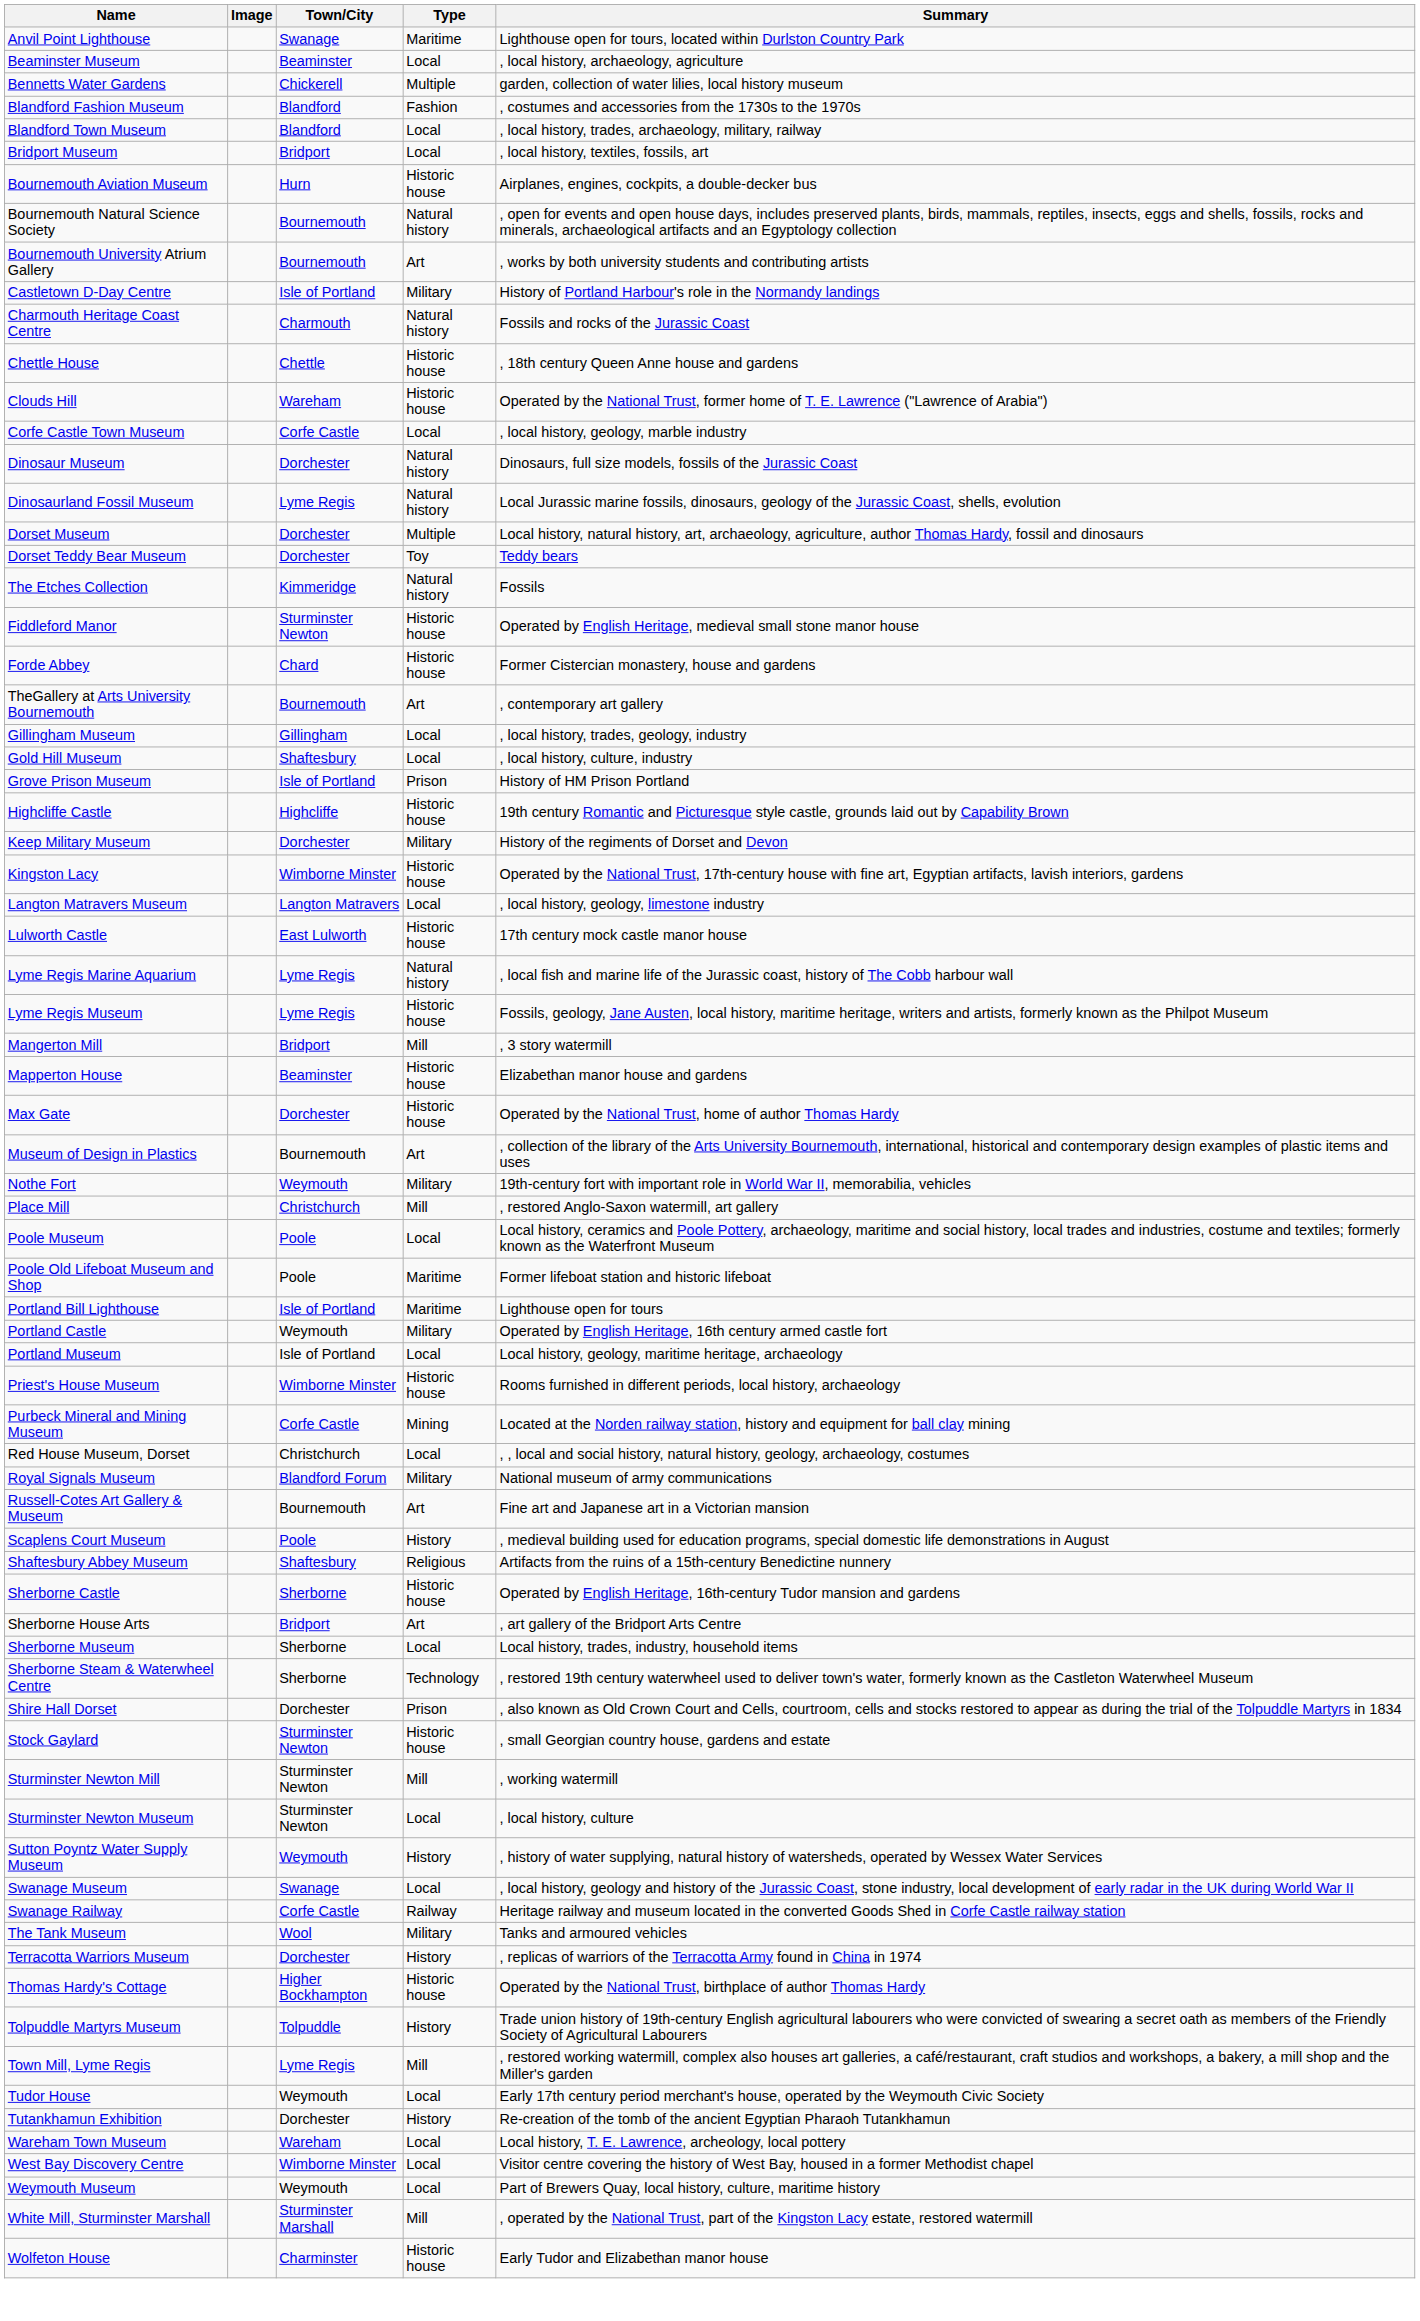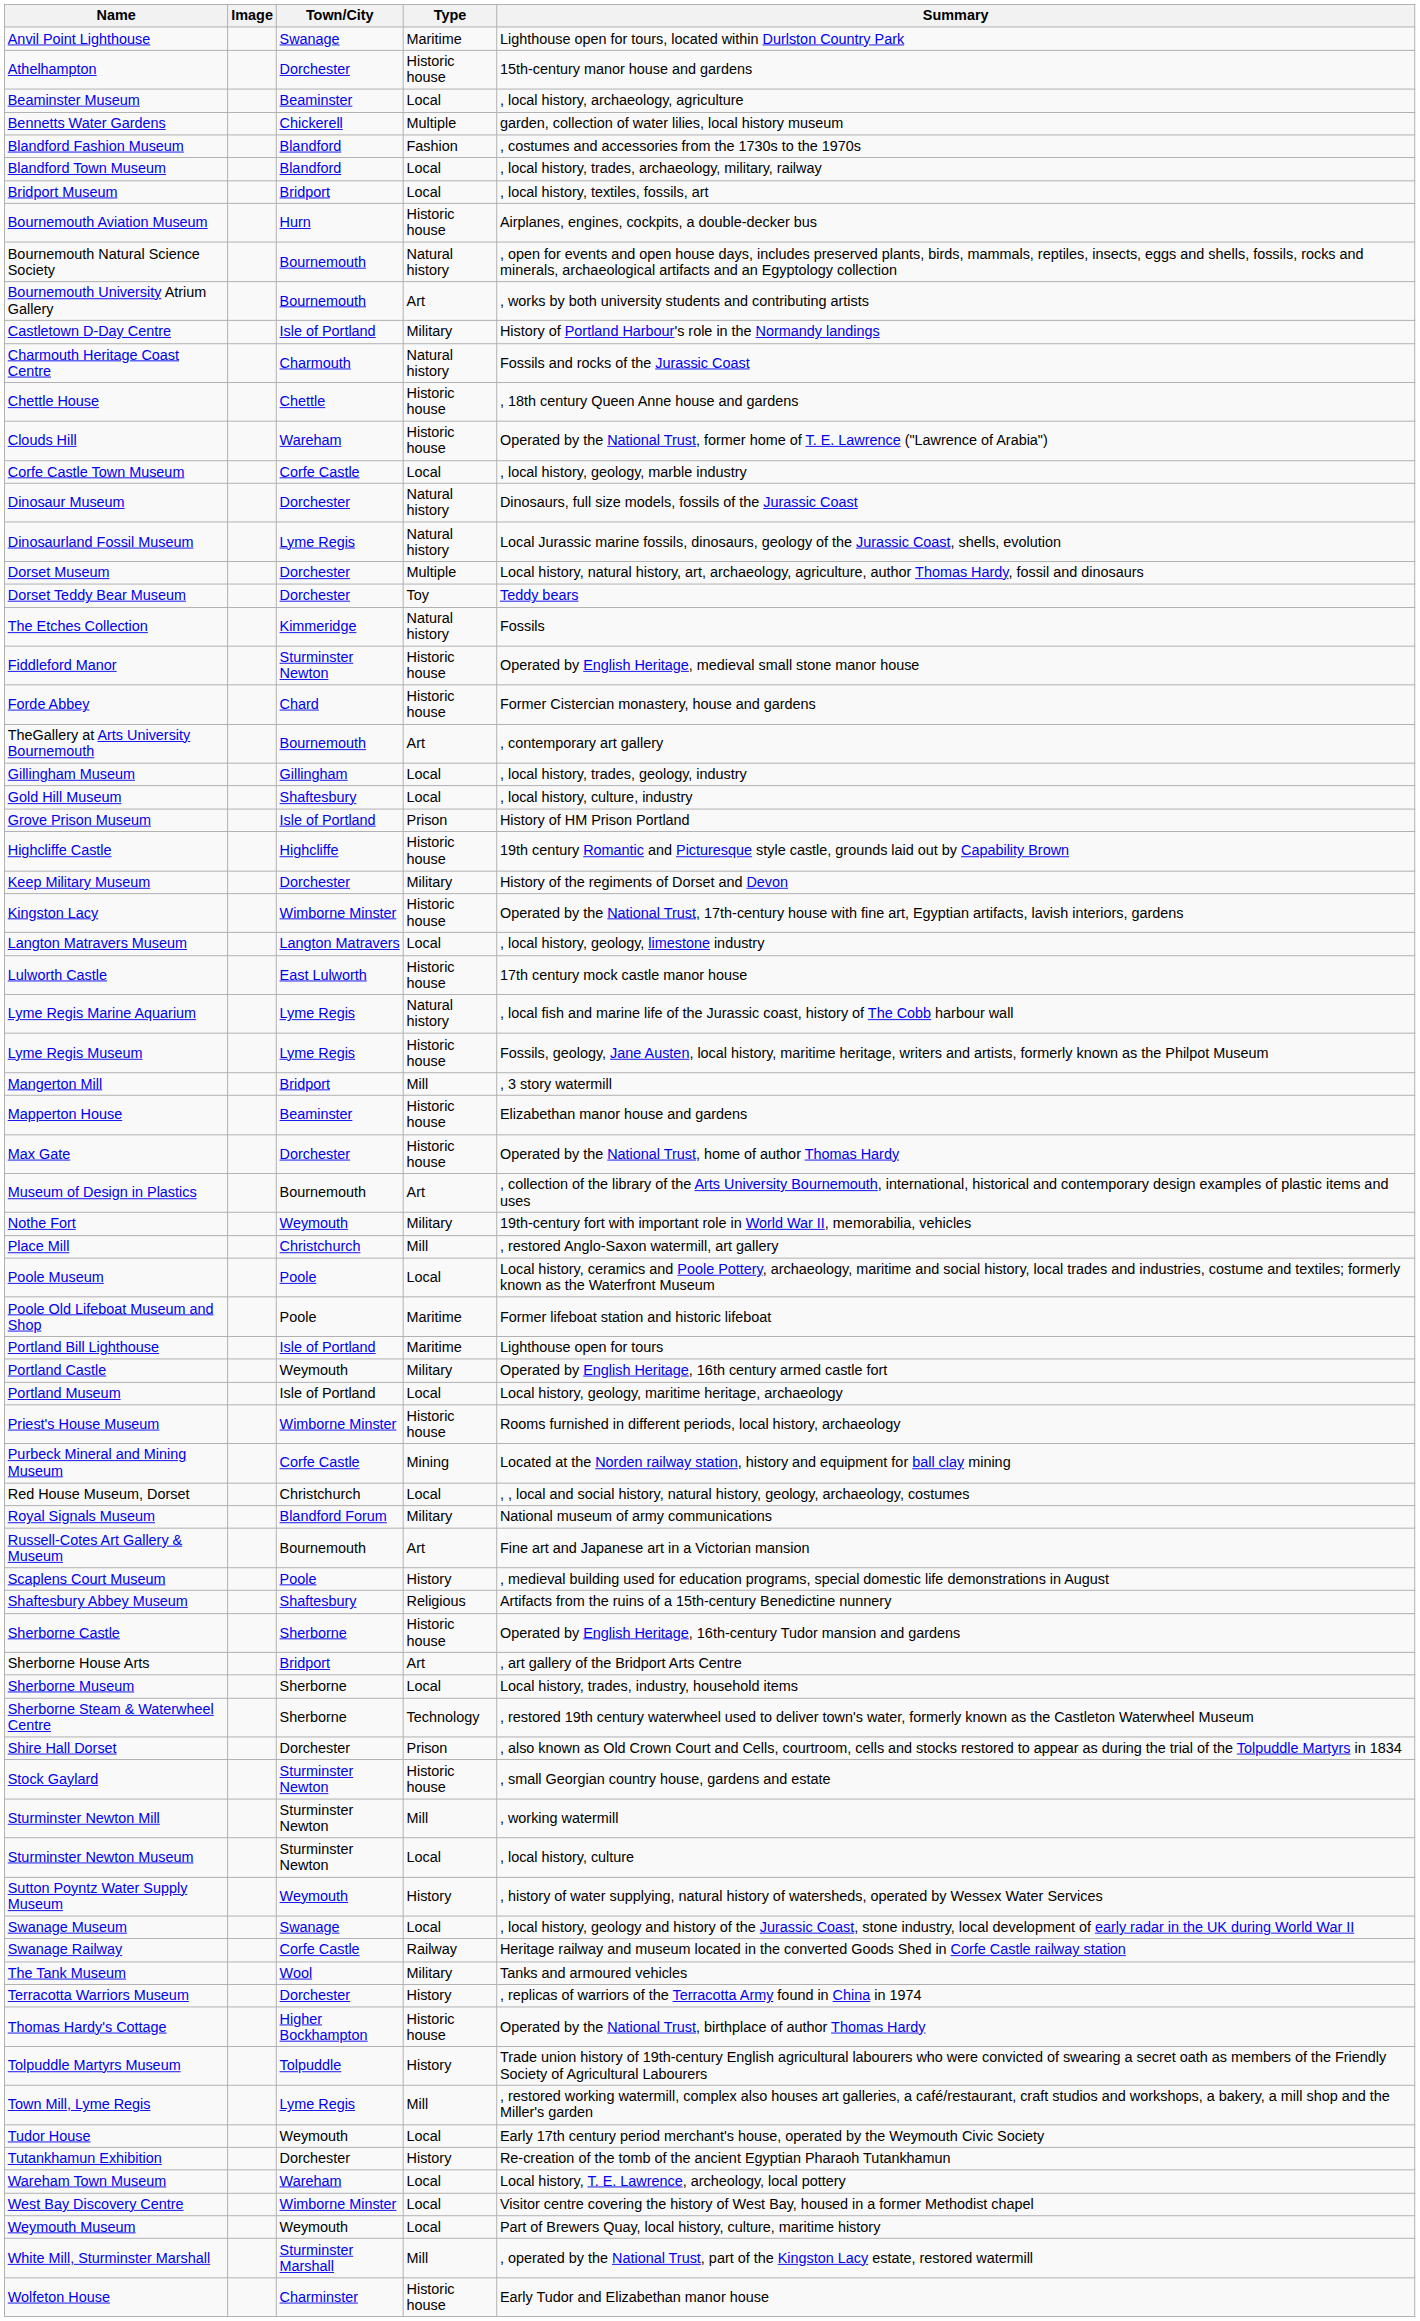+ row: (52, 69)
